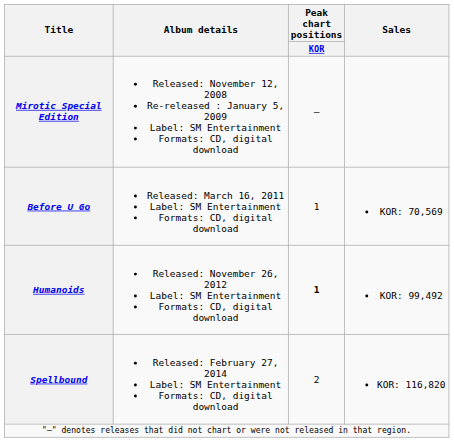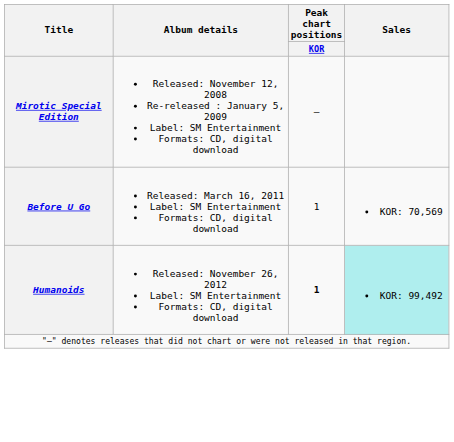(397, 295) no background -> (397, 295) paleturquoise background
- row: (59, 379)
